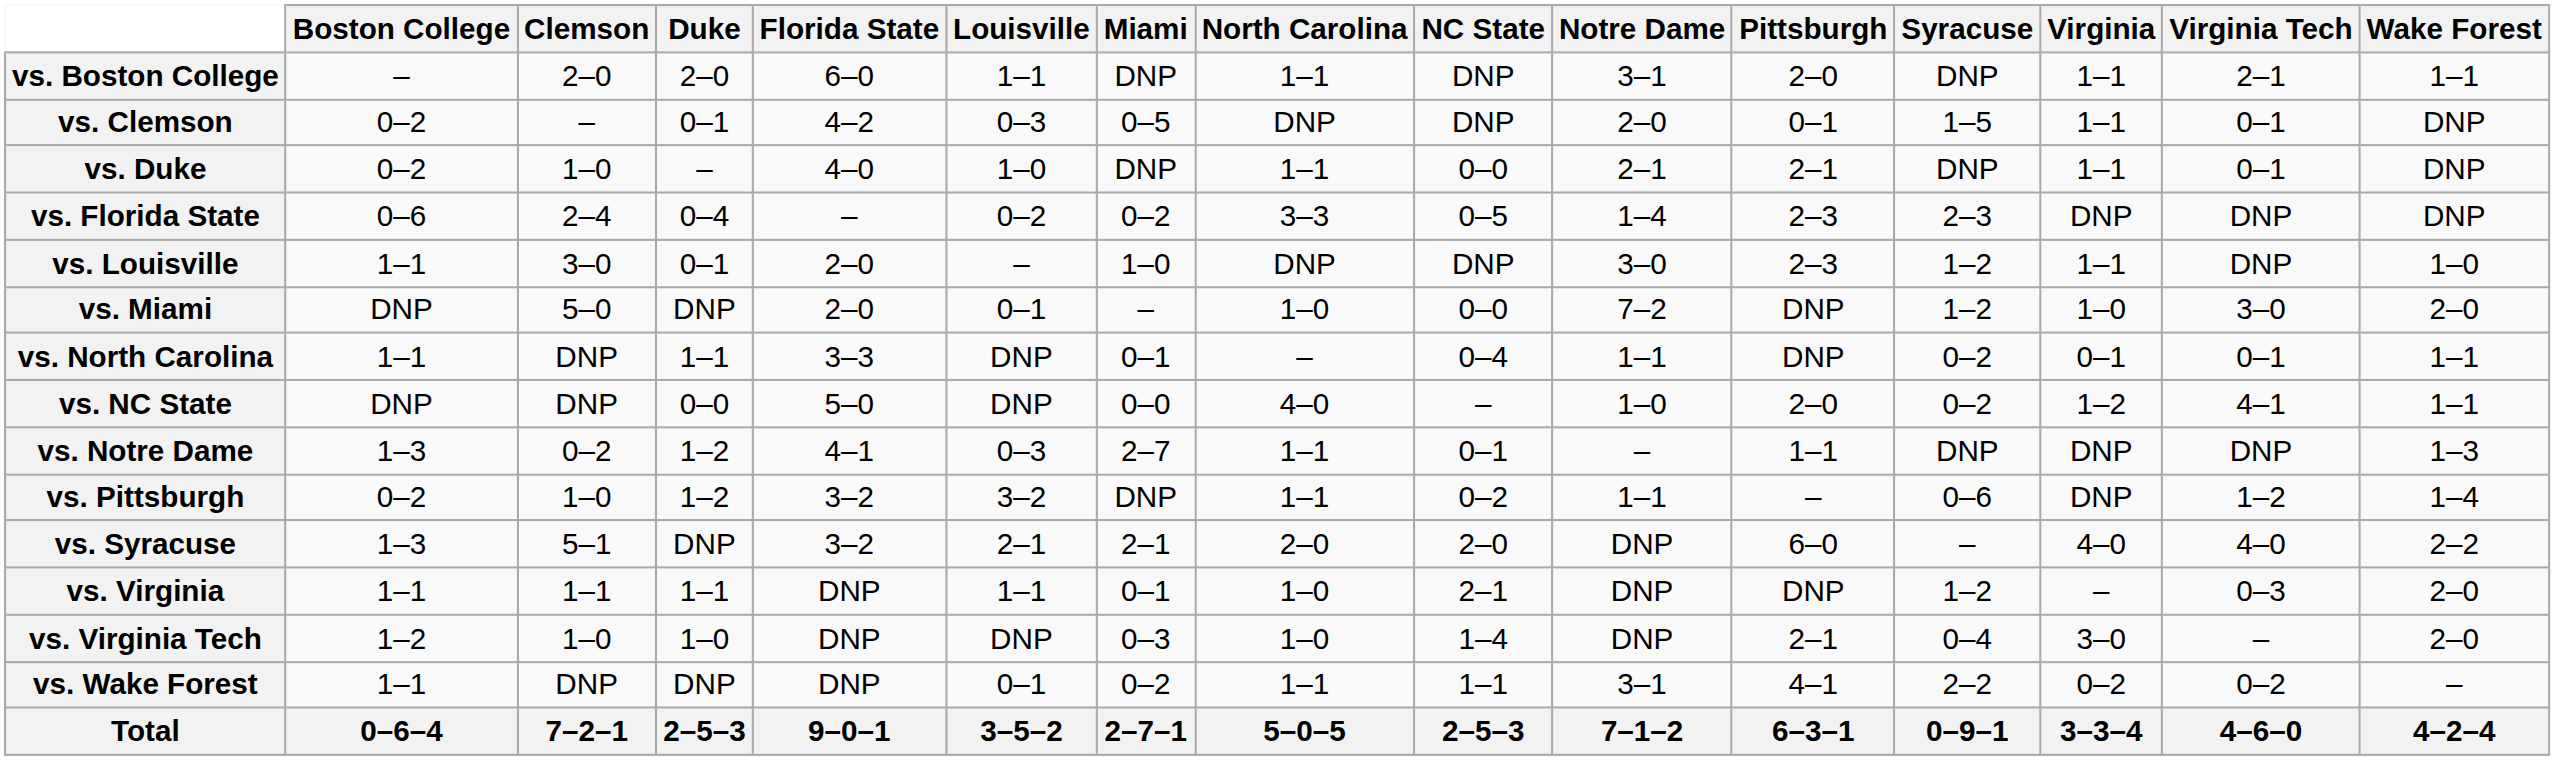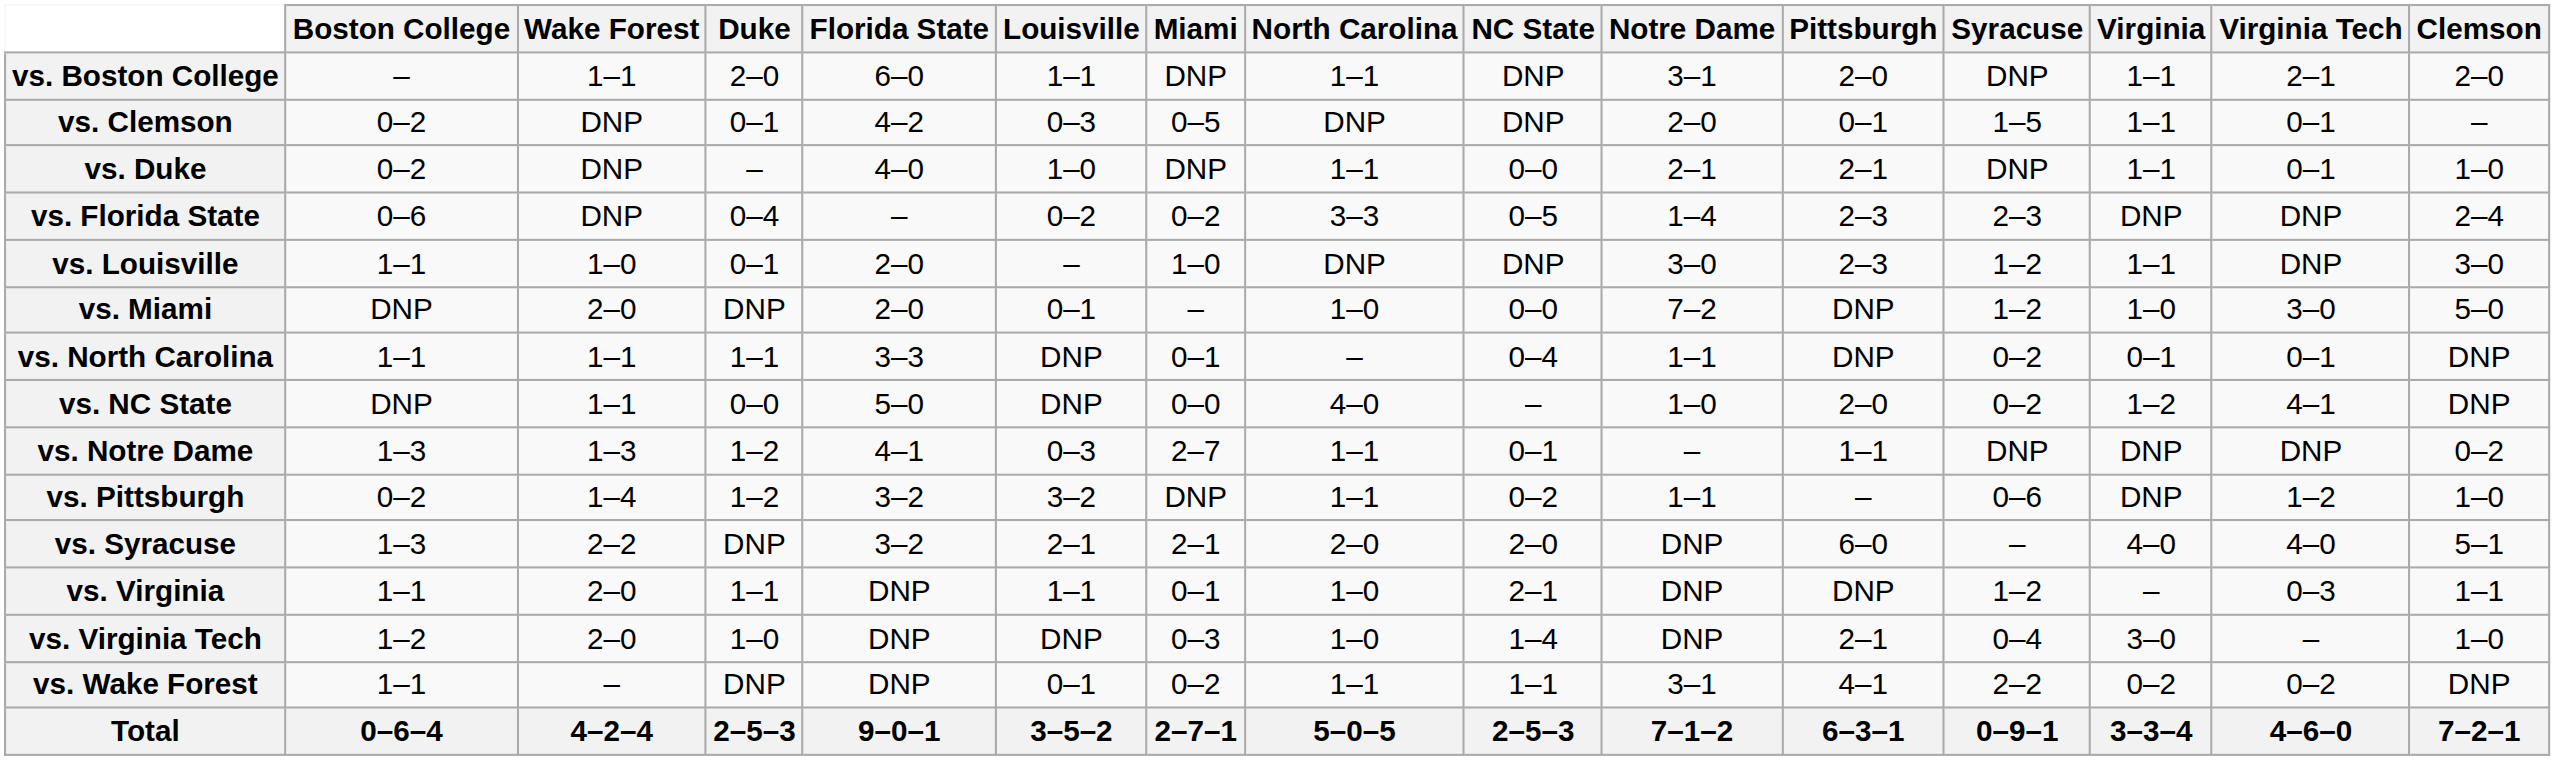columns swapped: (587, 29) <-> (2454, 29)
